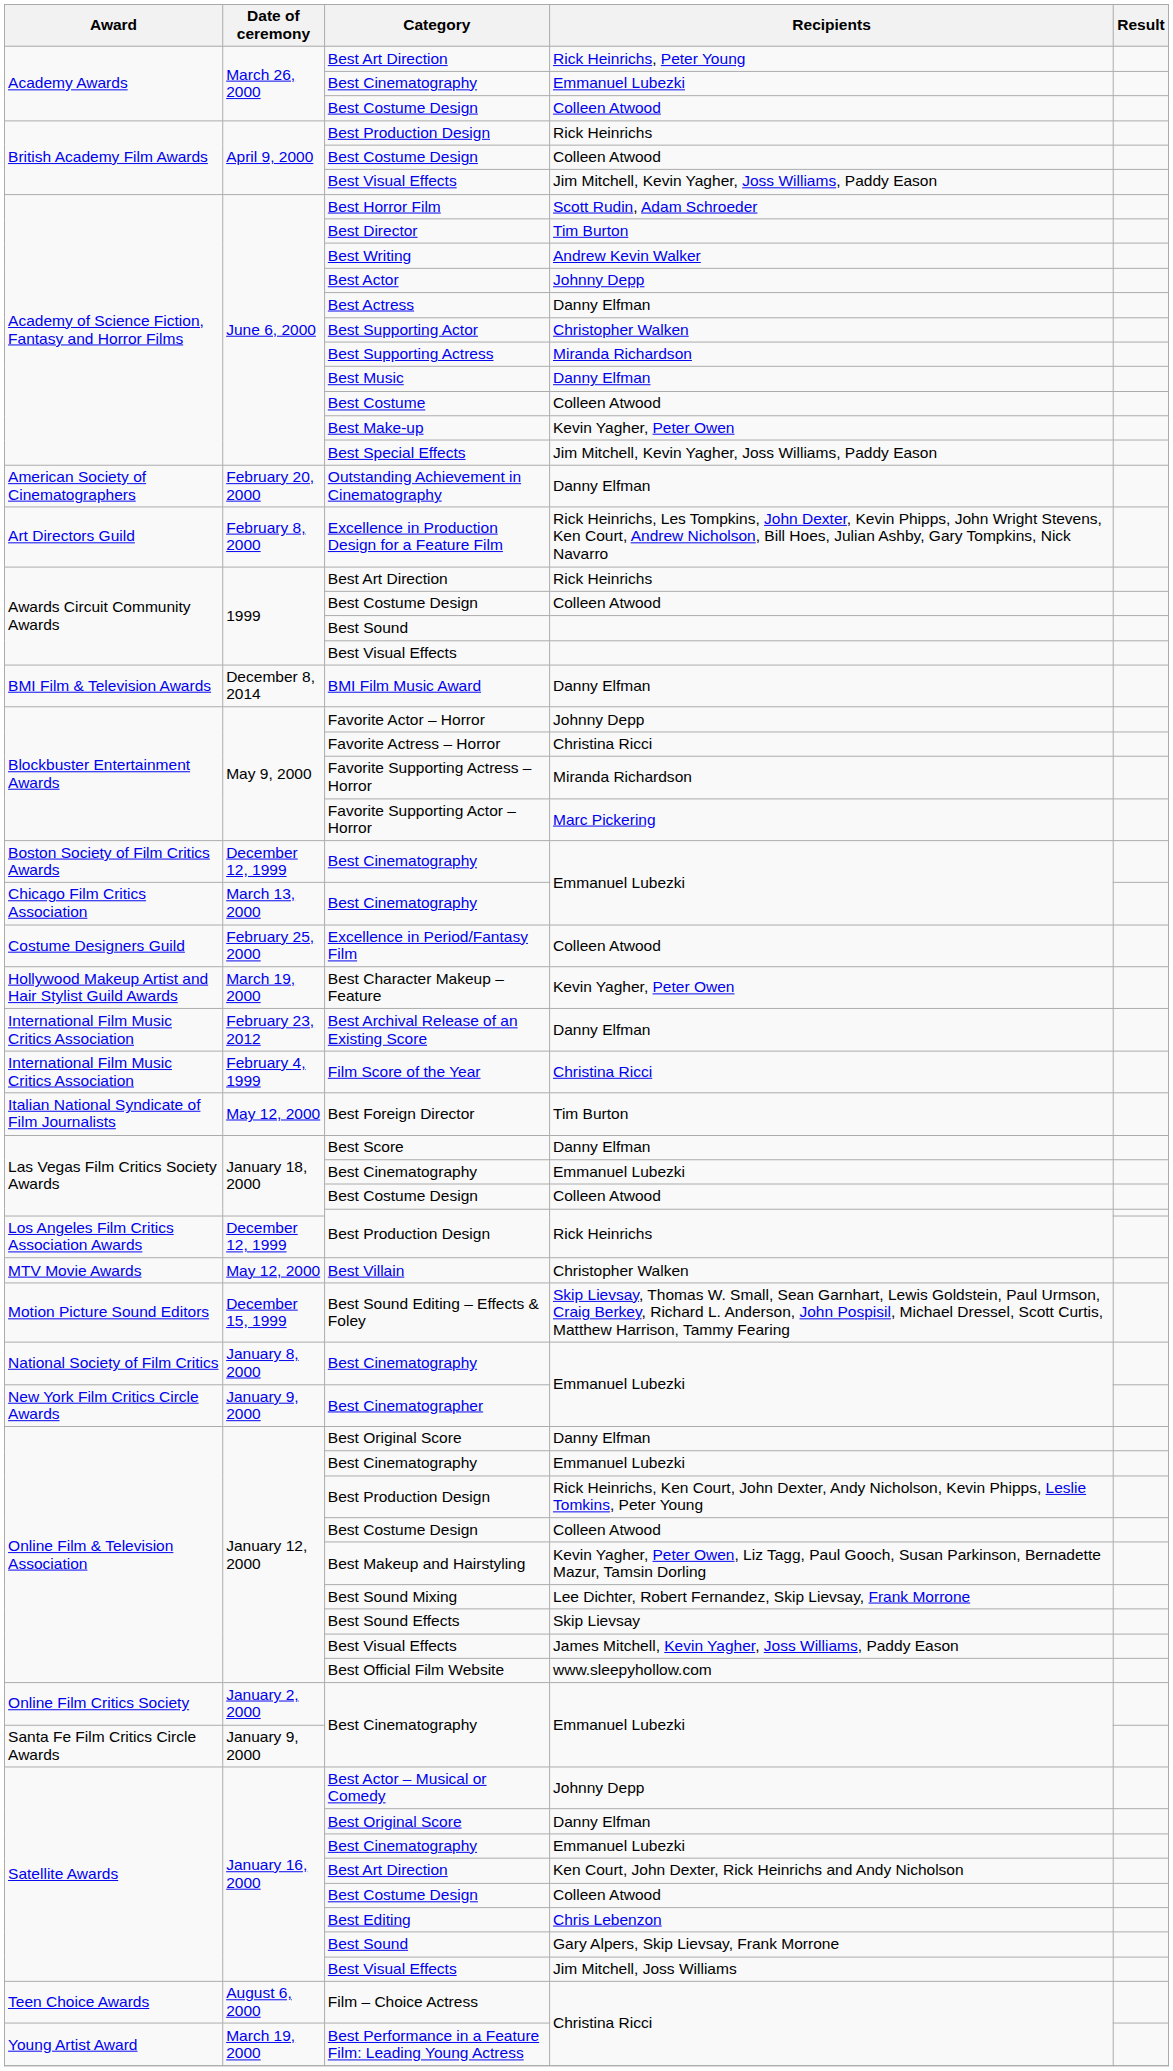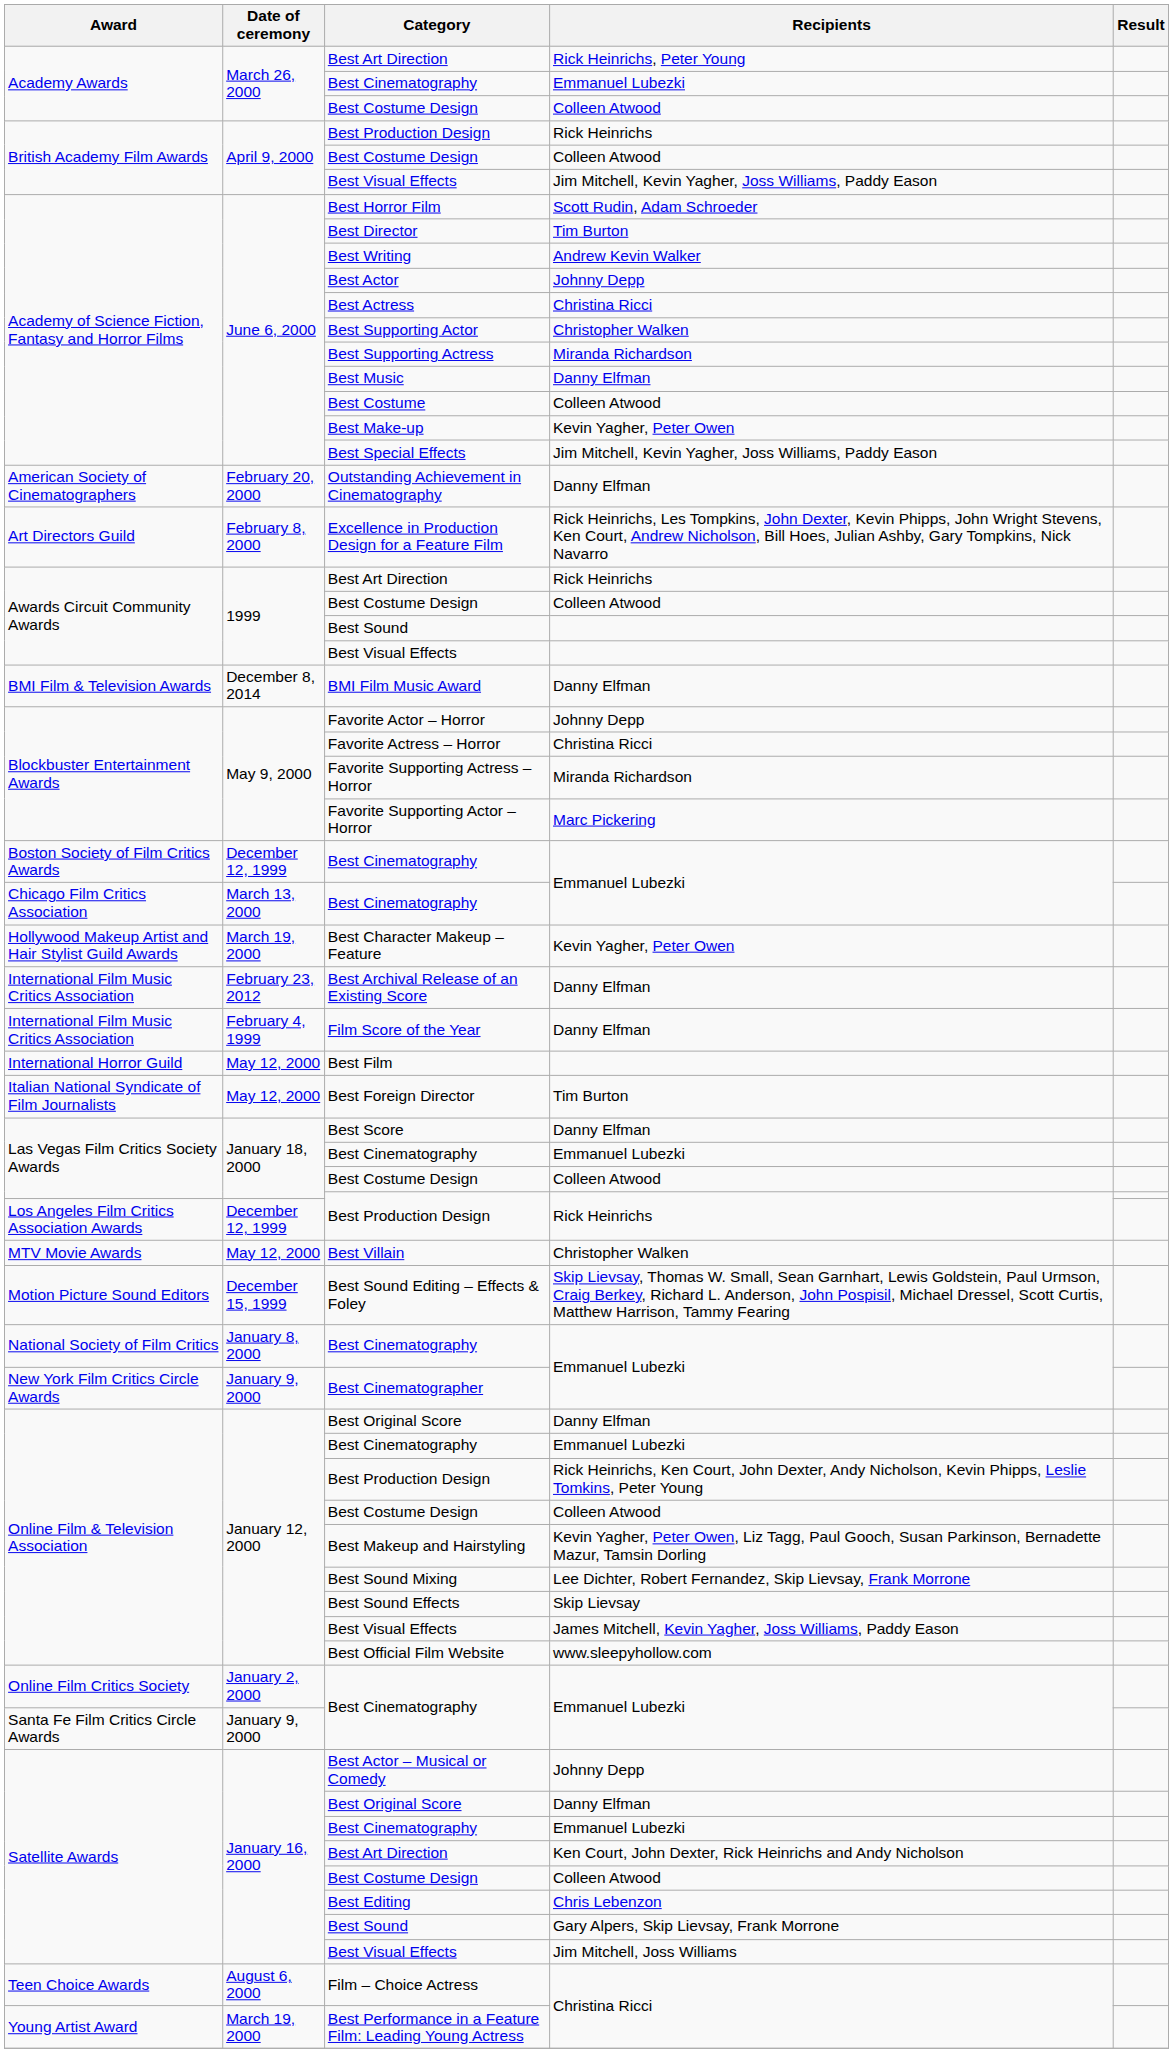(602, 305) Danny Elfman -> (603, 305) Christina Ricci
- row: (96, 945)
(603, 1071) Christina Ricci -> (602, 1029) Danny Elfman
+ row: (95, 1063)
